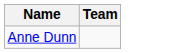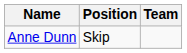+ column: (110, 15)
